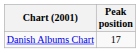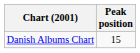(116, 39) 17 -> (116, 39) 15
